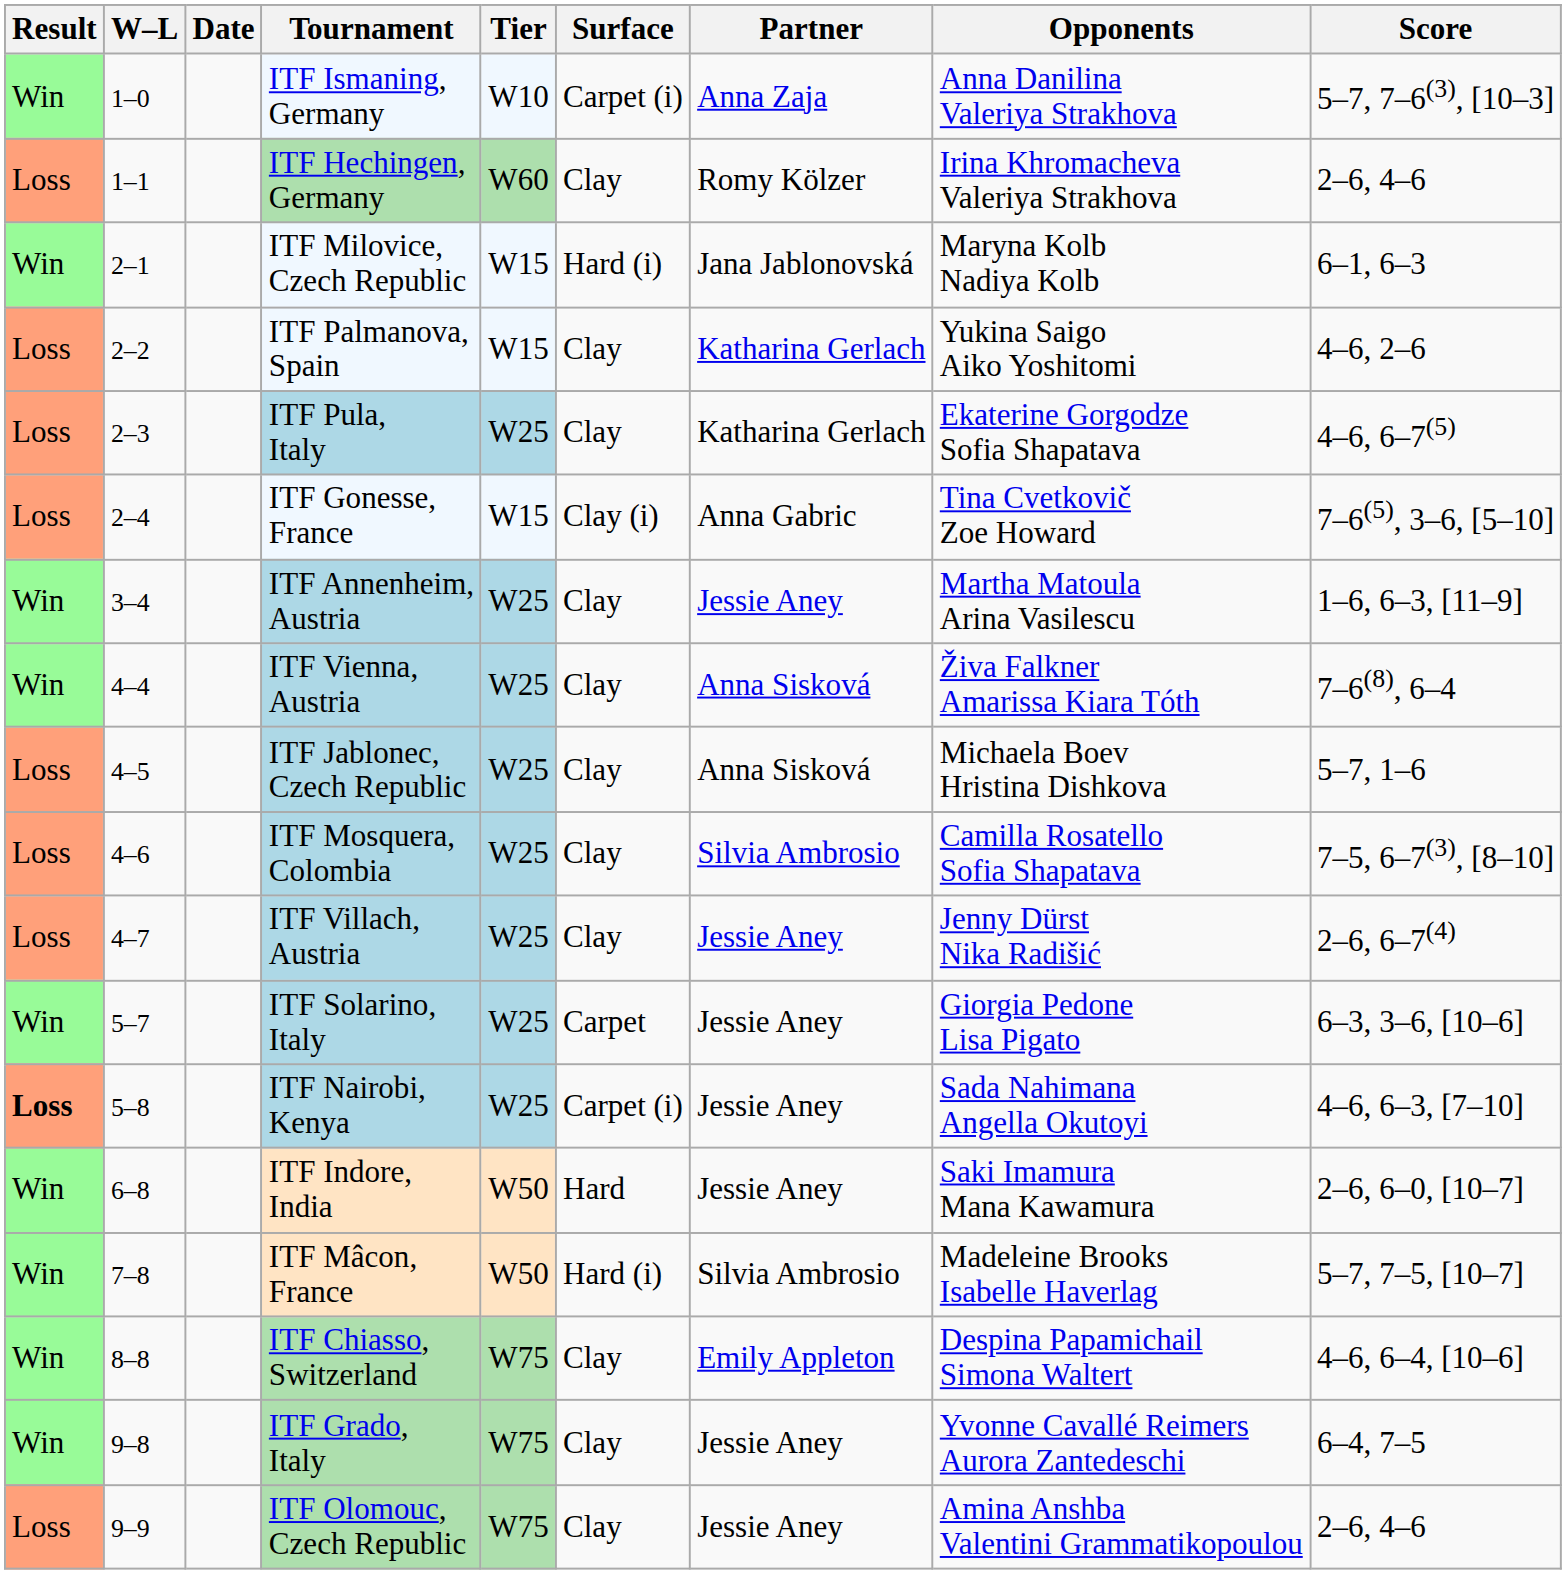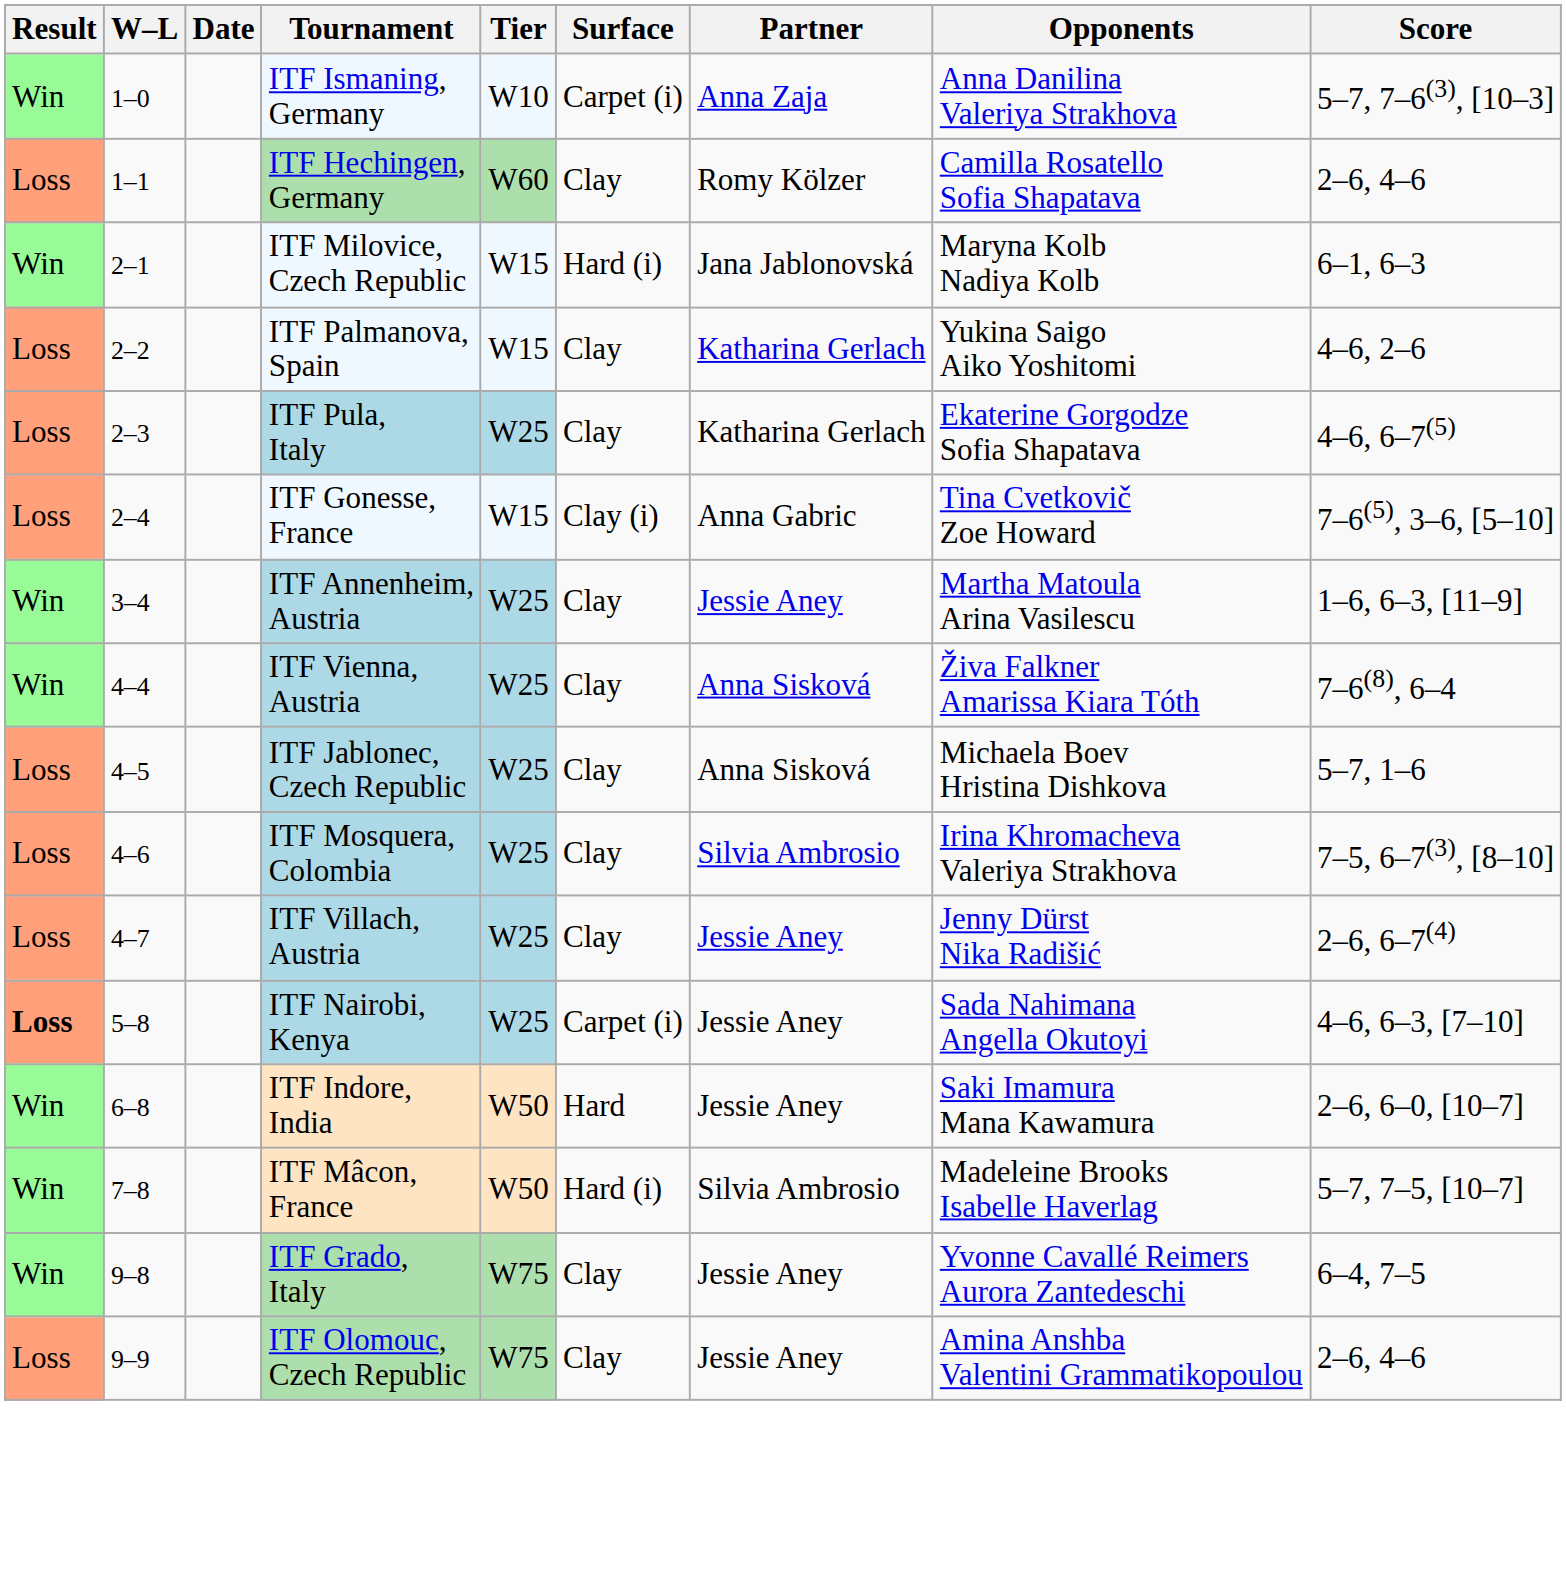(1060, 179) Irina Khromacheva Valeriya Strakhova -> (1051, 179) Camilla Rosatello Sofia Shapatava
(1051, 853) Camilla Rosatello Sofia Shapatava -> (1060, 853) Irina Khromacheva Valeriya Strakhova
- row: (353, 1021)
- row: (349, 1358)
